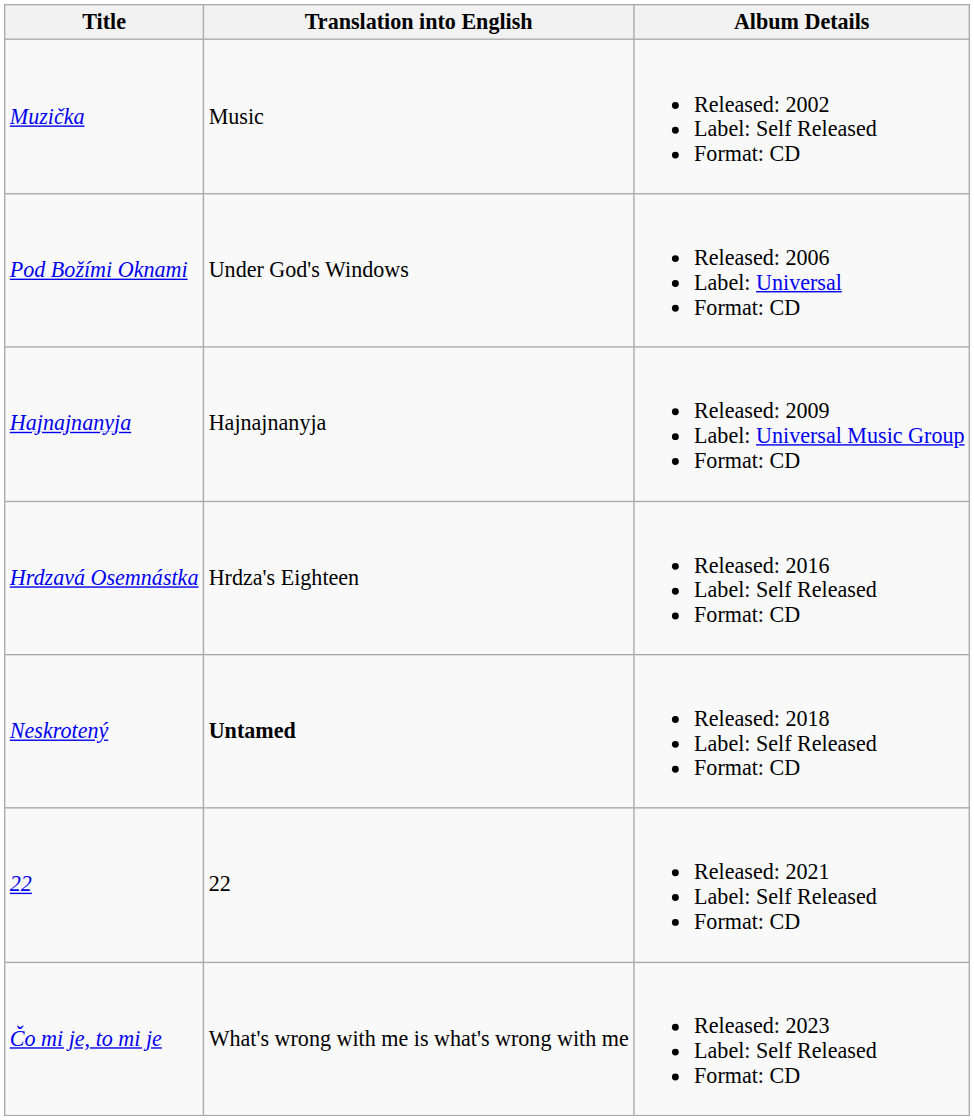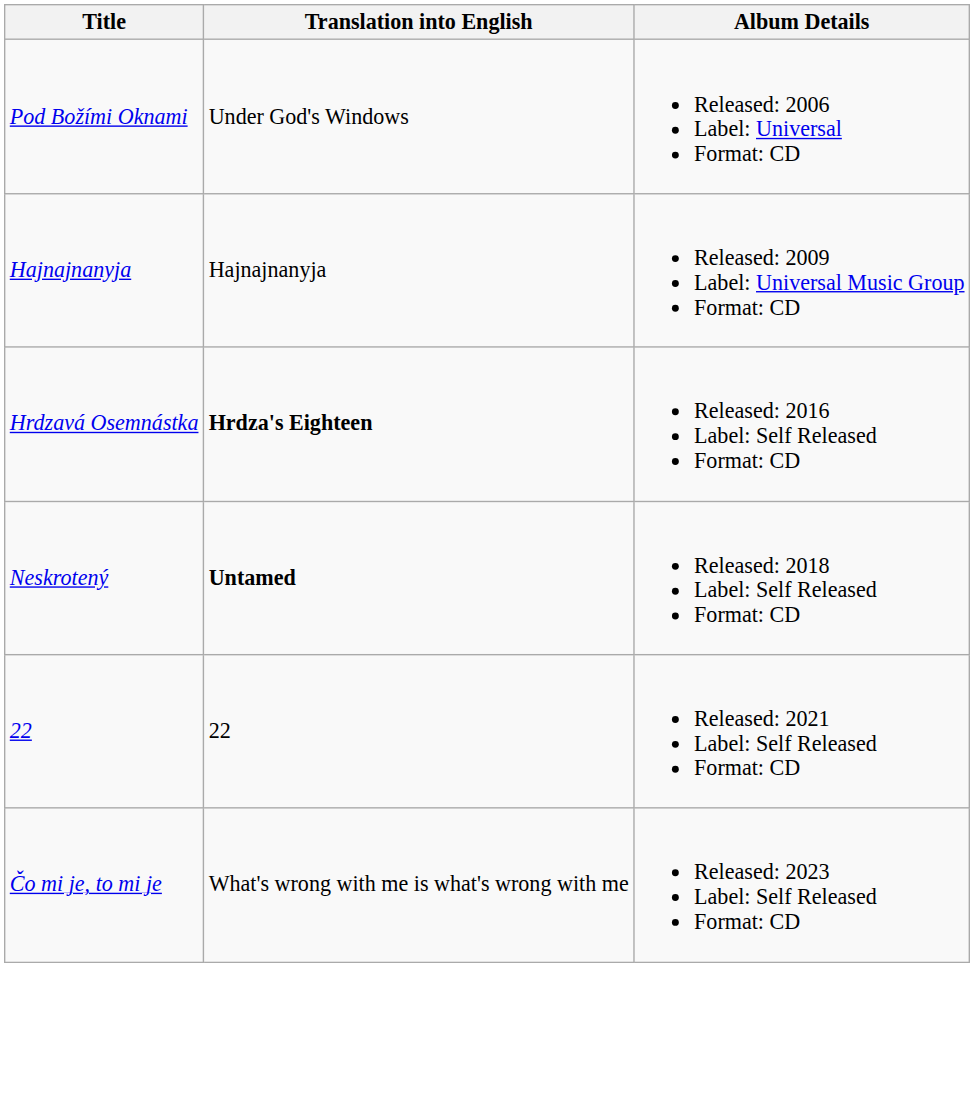- row: (47, 116)
(284, 577) normal -> (291, 423) bold
